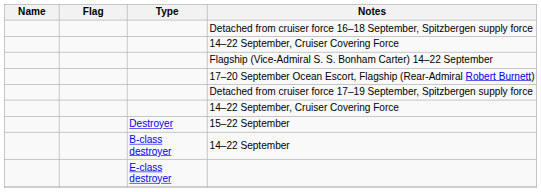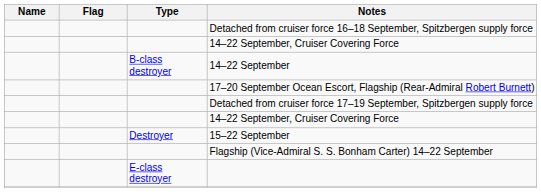rows swapped: (167, 60) <-> (150, 146)
